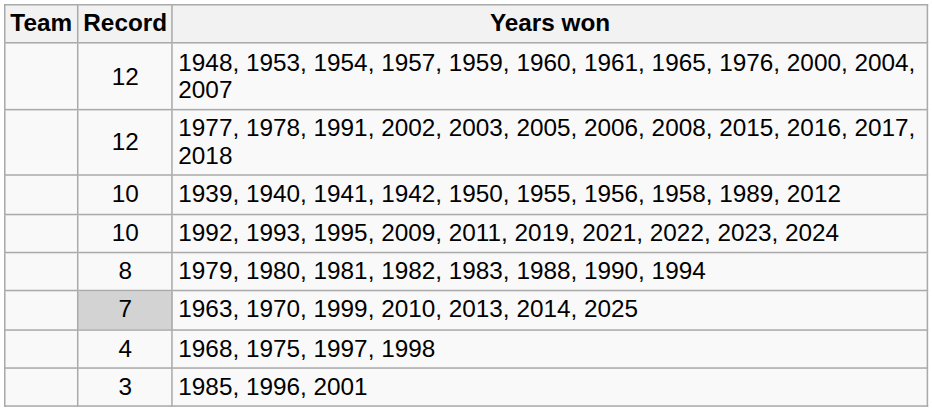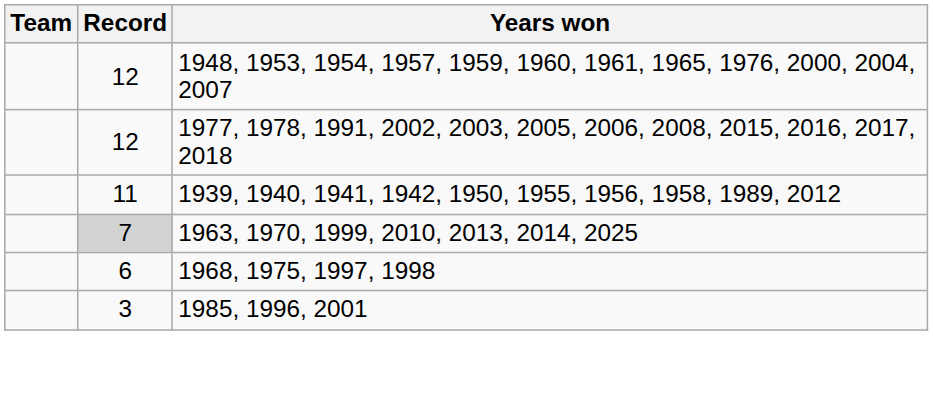(125, 194) 10 -> (125, 194) 11
- row: (509, 232)
- row: (442, 271)
(125, 348) 4 -> (125, 271) 6
